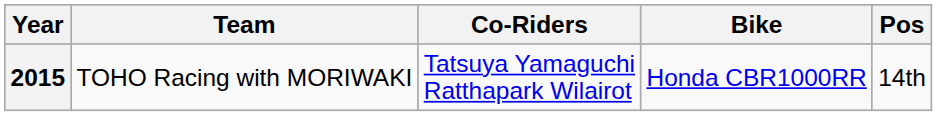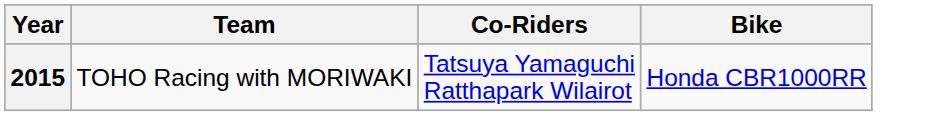- column: (902, 25)
